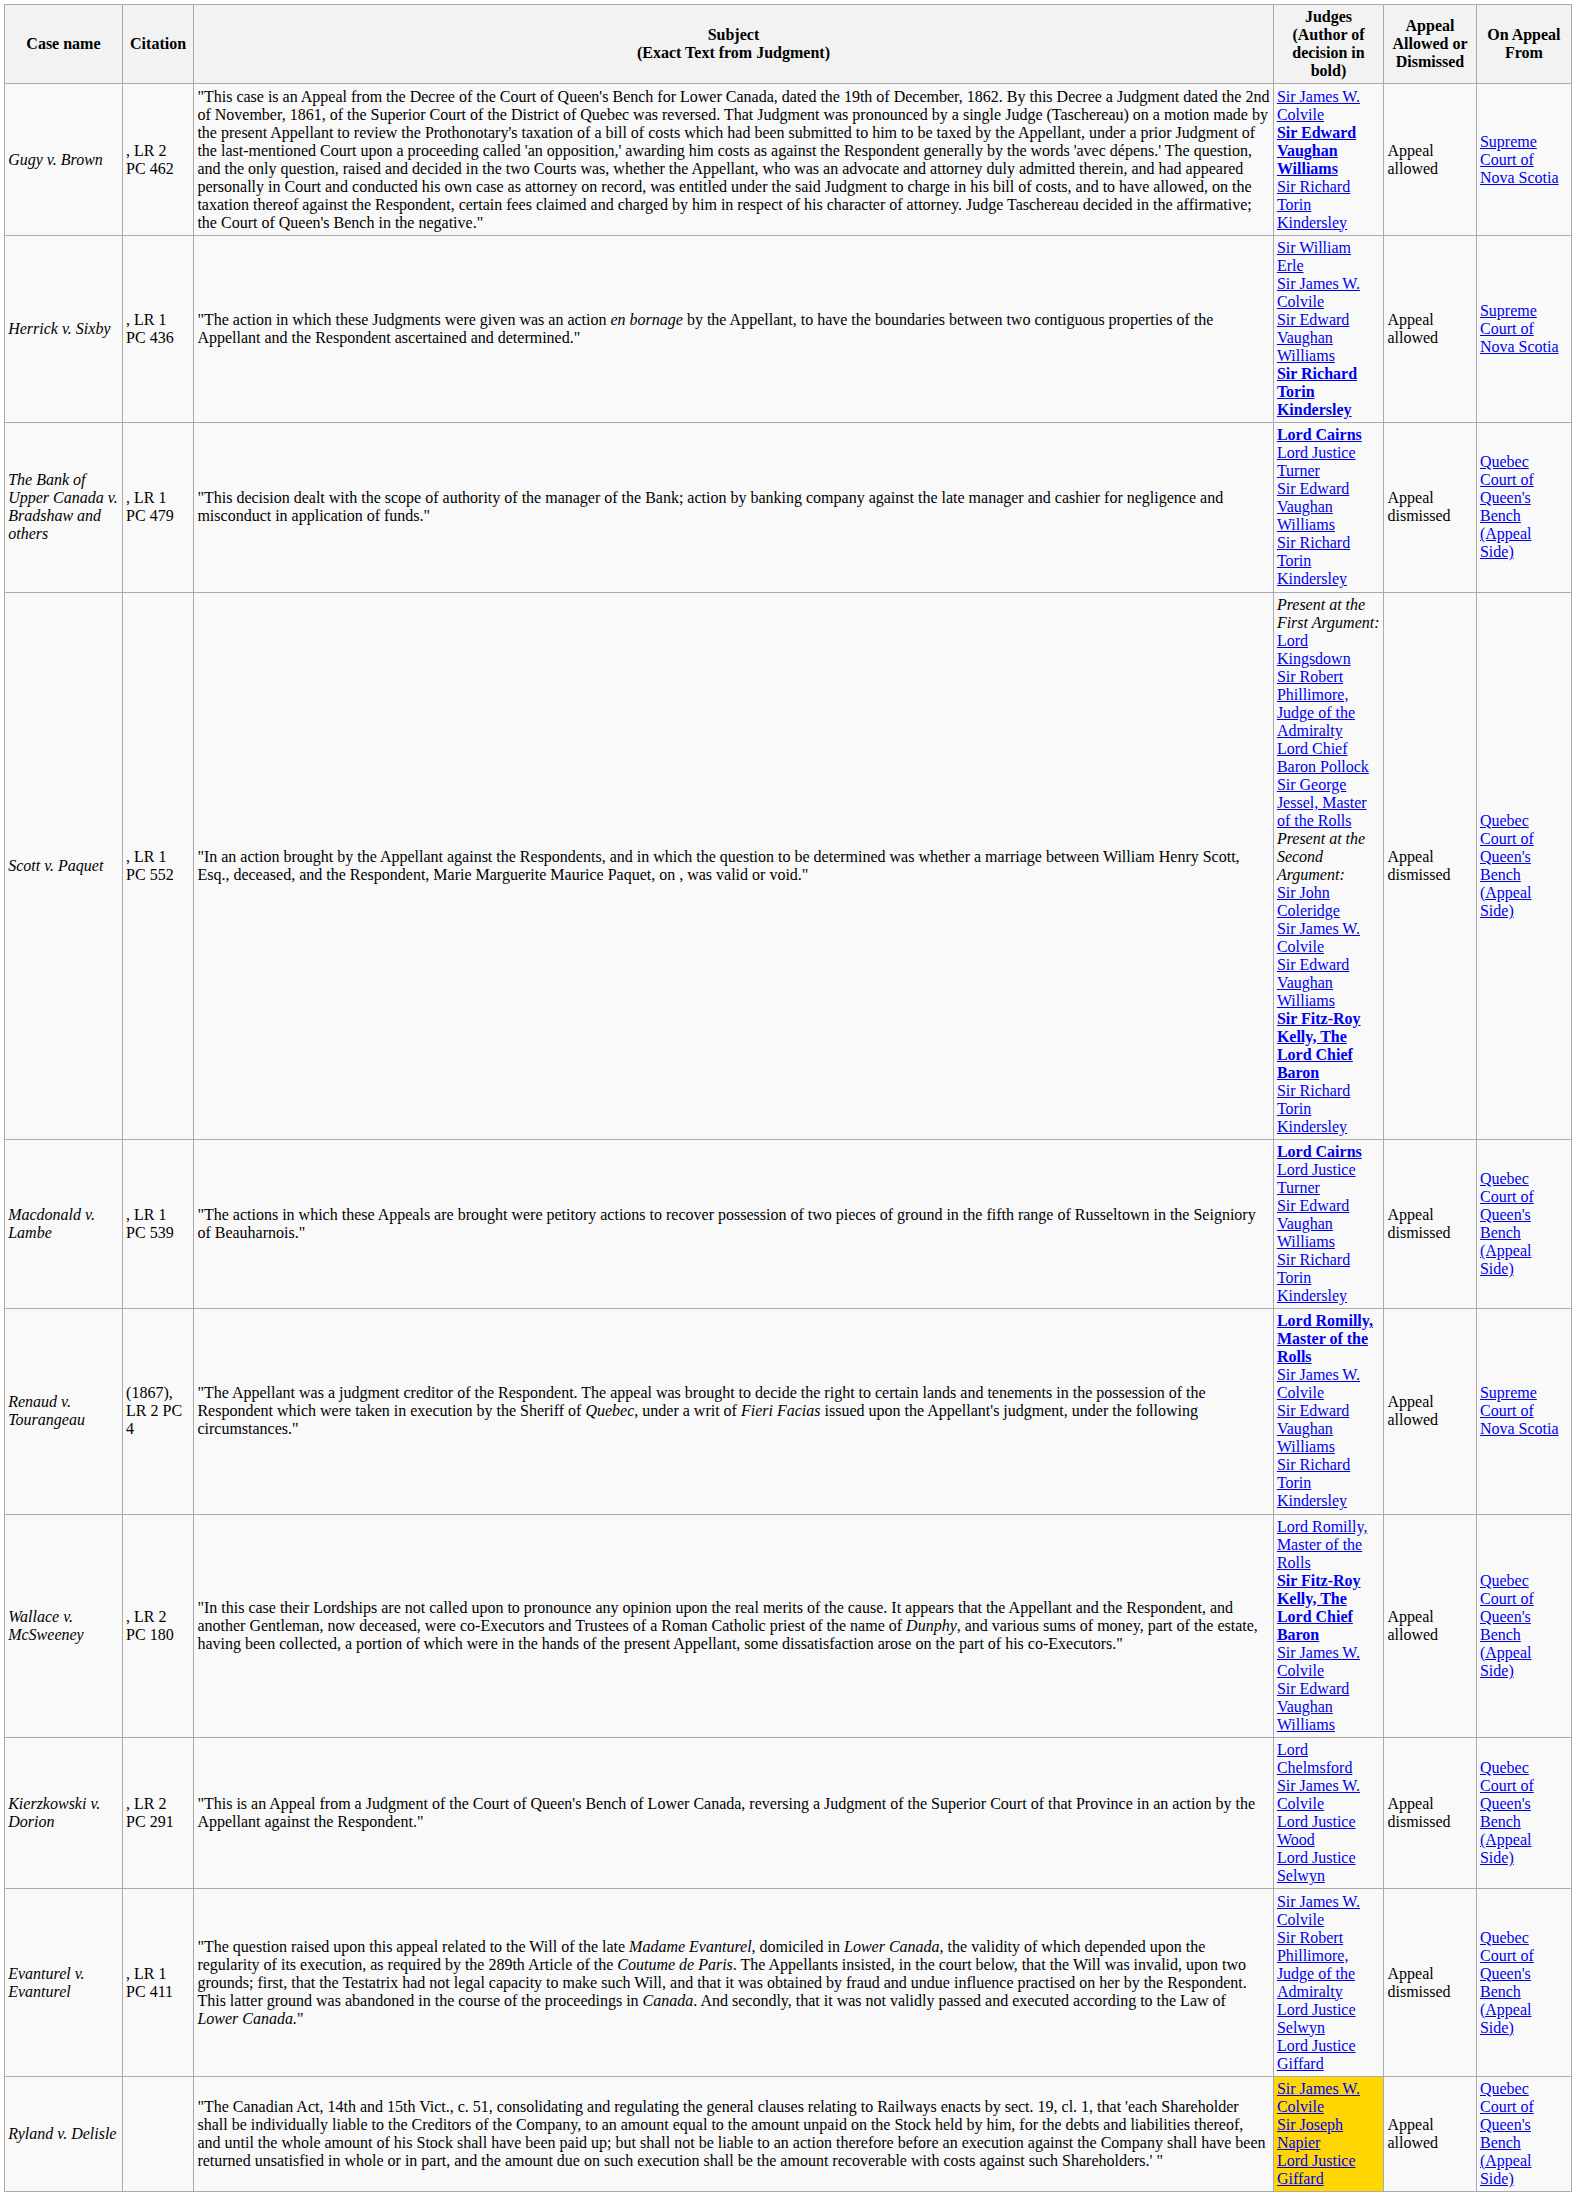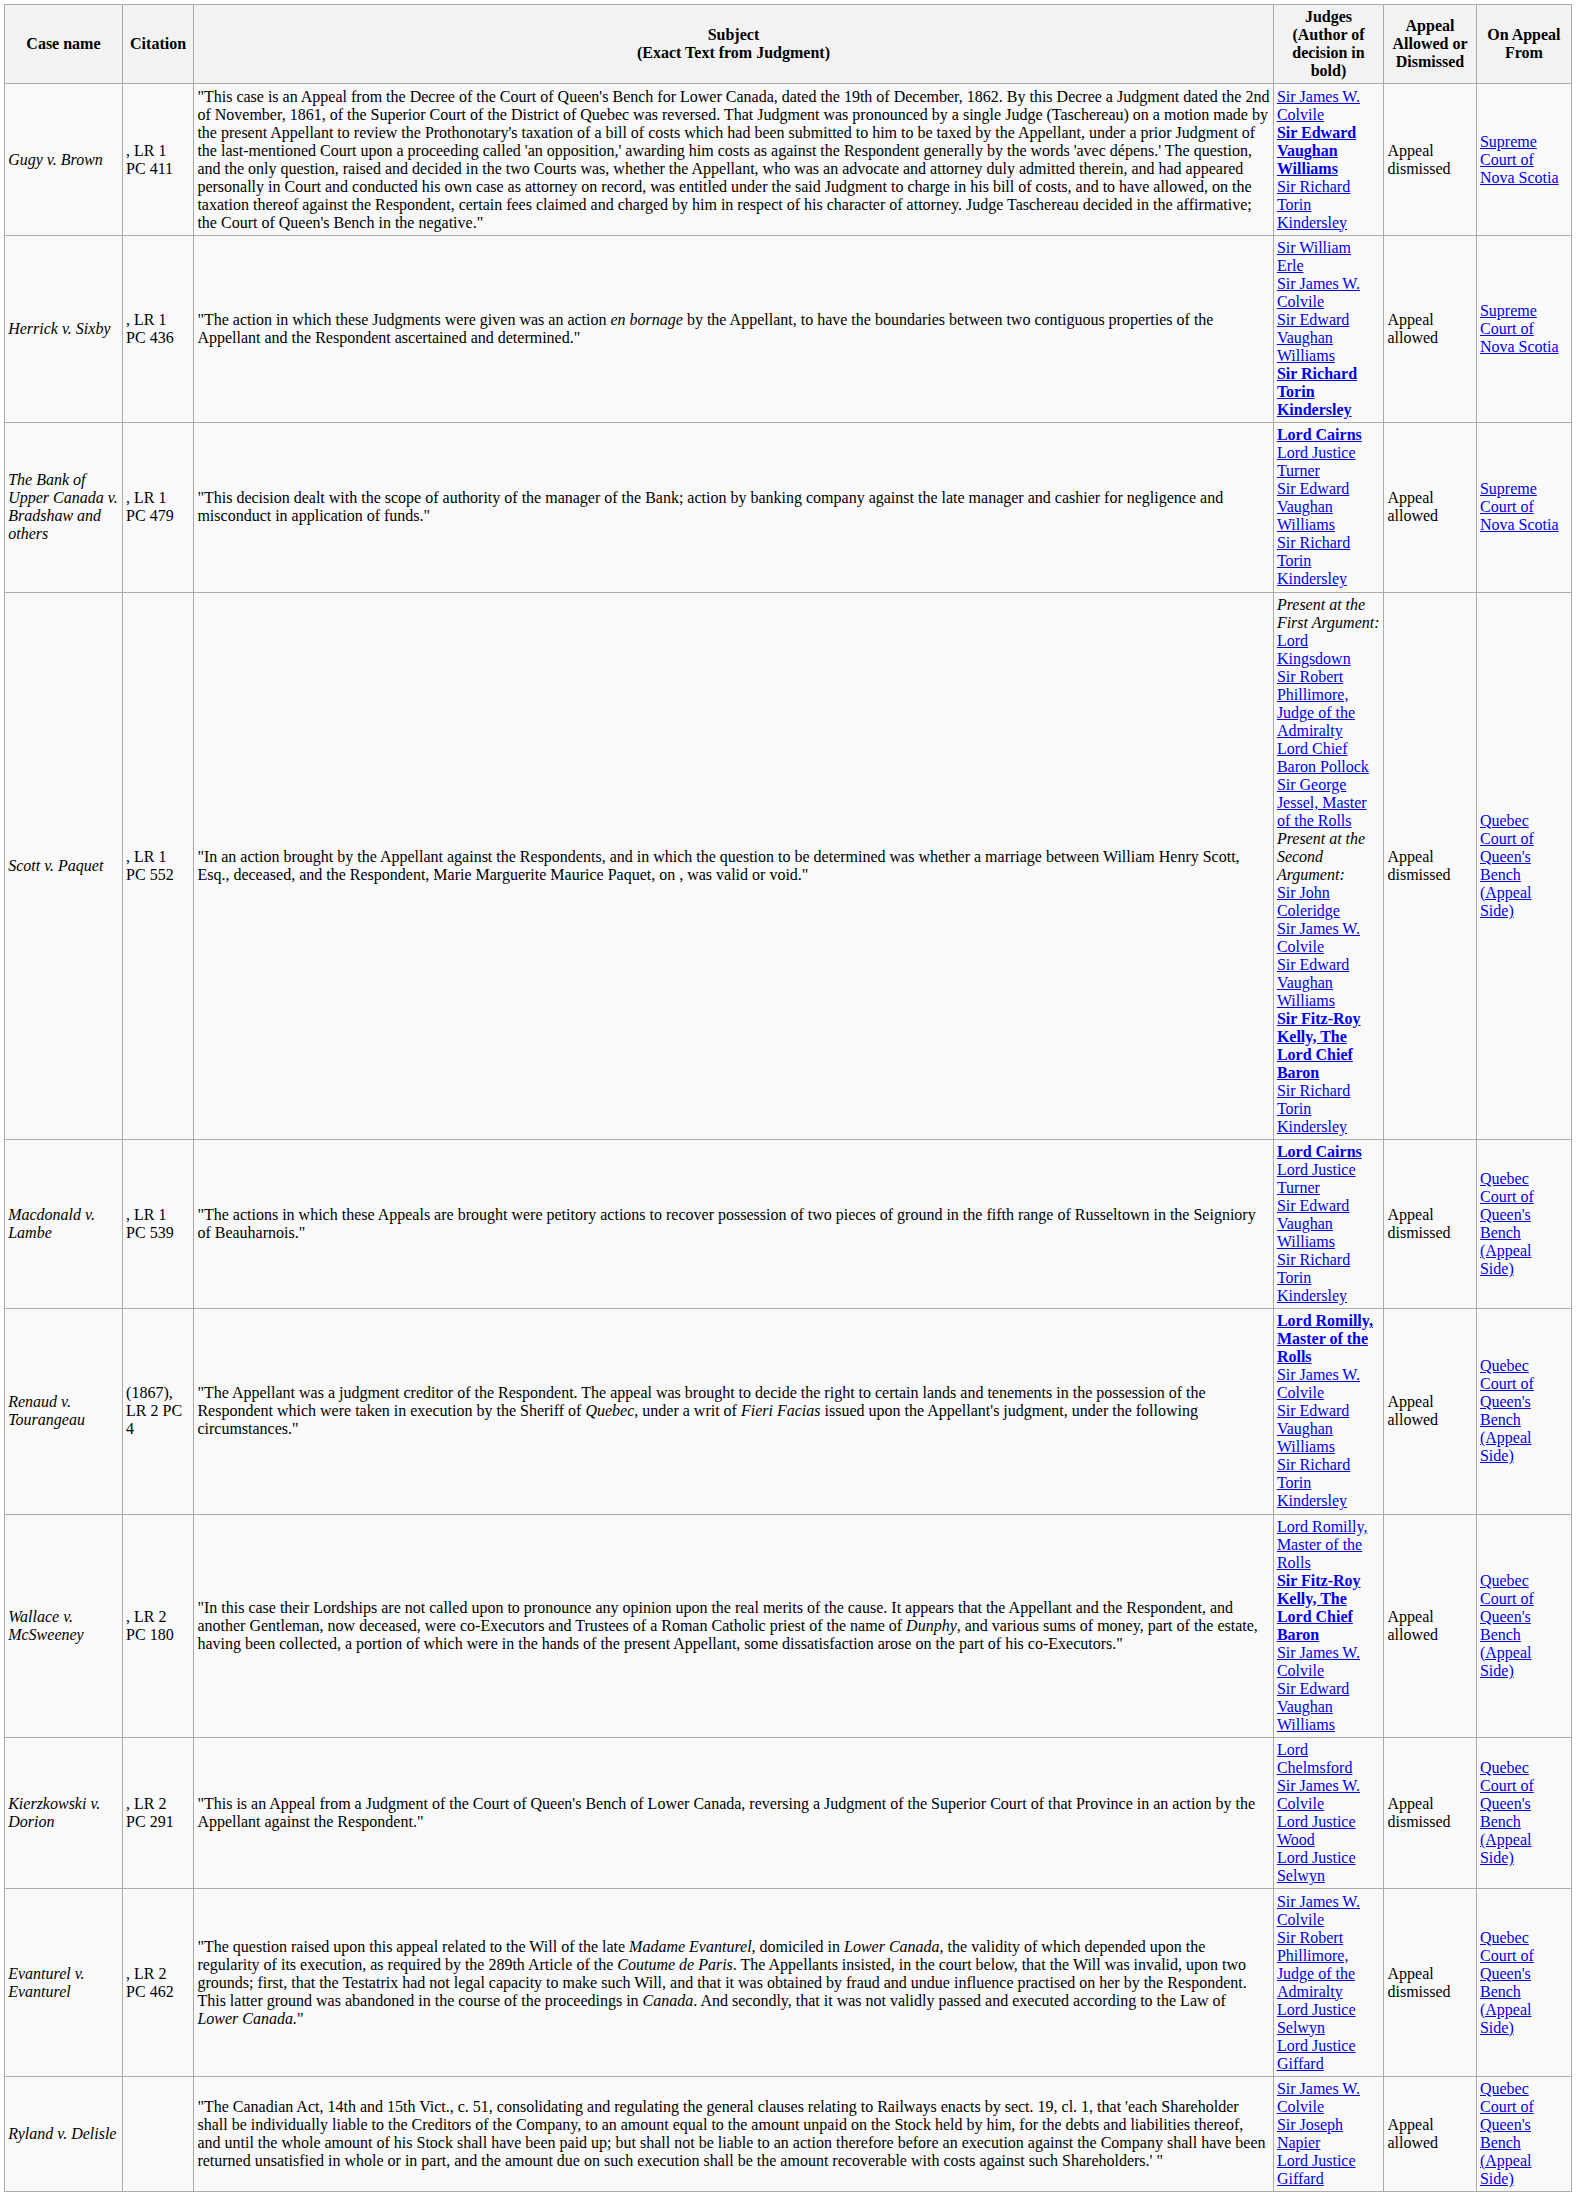(150, 159) , LR 2 PC 462 -> (150, 159) , LR 1 PC 411
(1413, 159) Appeal allowed -> (1419, 159) Appeal dismissed
(1419, 507) Appeal dismissed -> (1413, 507) Appeal allowed
(1507, 507) Quebec Court of Queen's Bench (Appeal Side) -> (1519, 507) Supreme Court of Nova Scotia
(1519, 1411) Supreme Court of Nova Scotia -> (1507, 1411) Quebec Court of Queen's Bench (Appeal Side)
(150, 1982) , LR 1 PC 411 -> (150, 1982) , LR 2 PC 462
(1318, 2133) gold background -> (1318, 2133) no background
